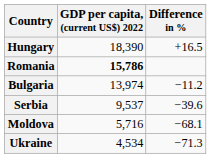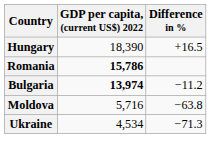(127, 85) normal -> (127, 85) bold
- row: (31, 104)
(189, 124) −68.1 -> (189, 104) −63.8
